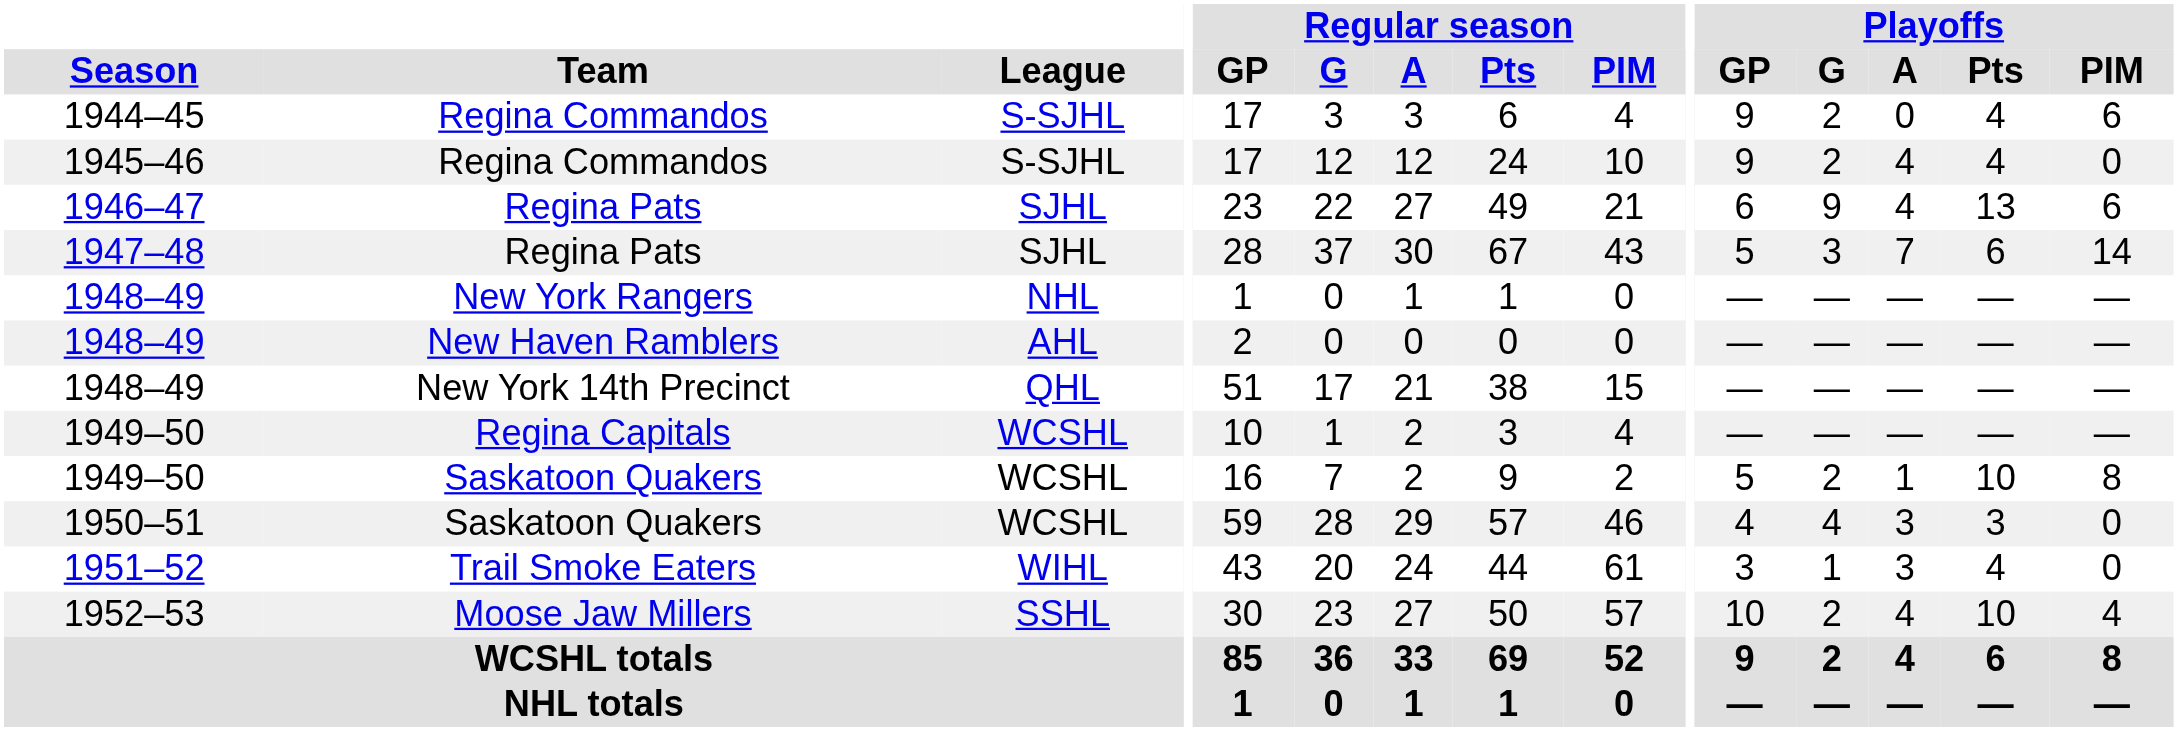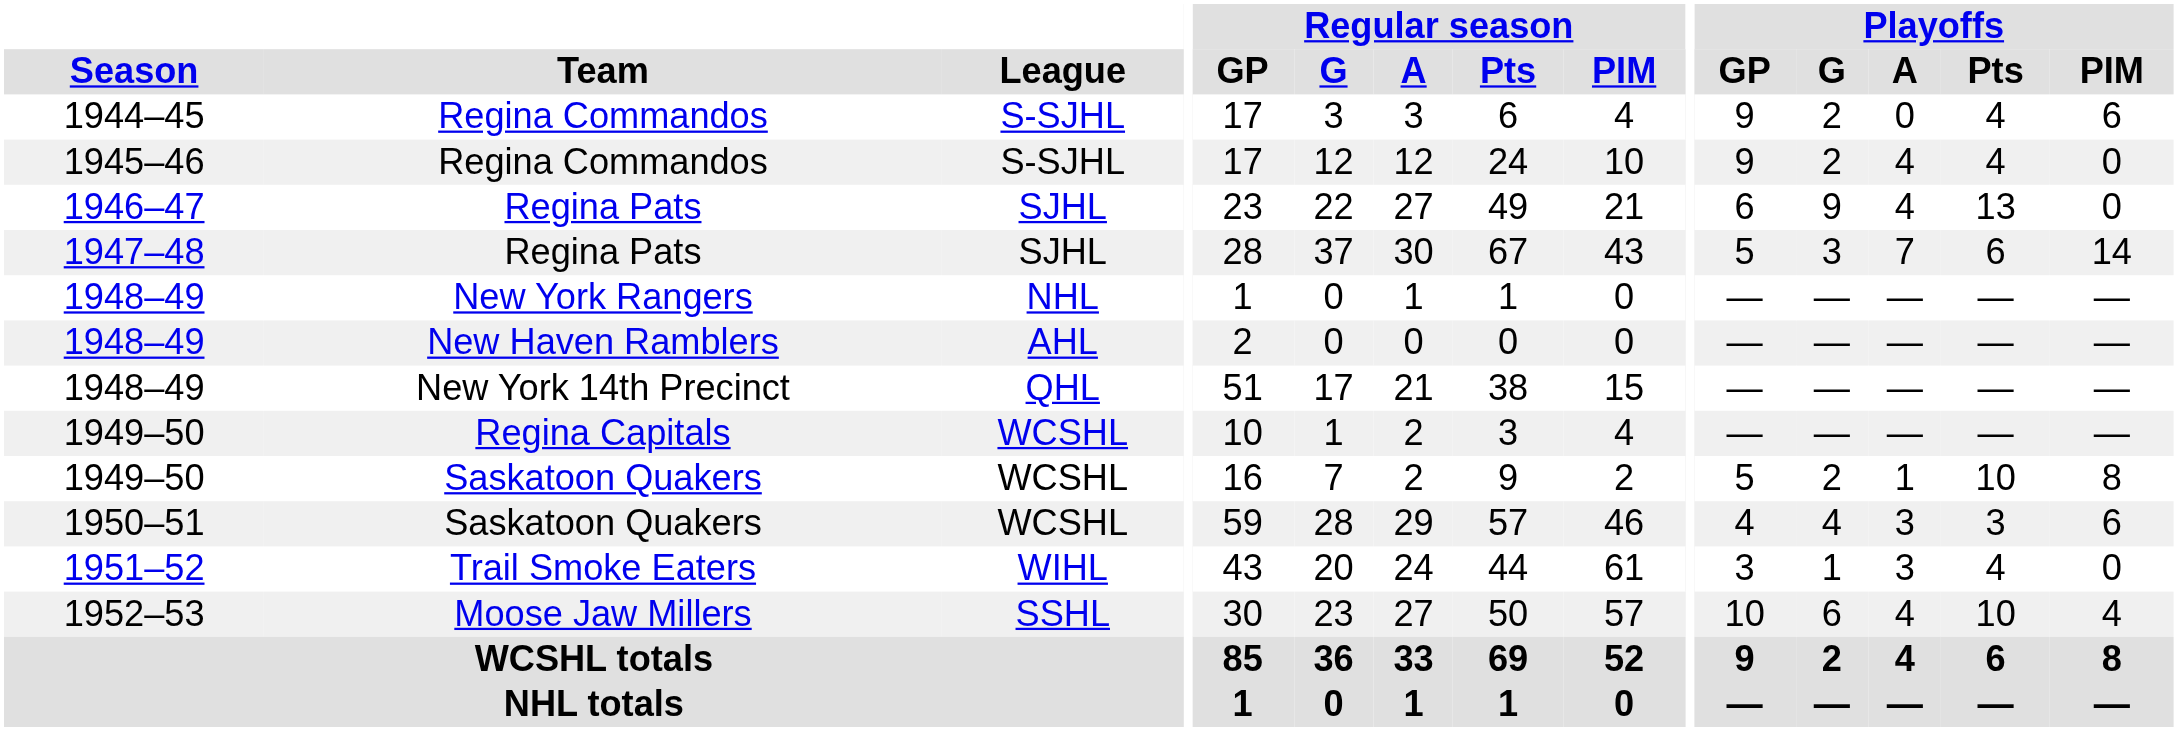(2112, 206) 6 -> (2112, 206) 0
(2112, 523) 0 -> (2112, 523) 6
(1832, 613) 2 -> (1832, 613) 6
